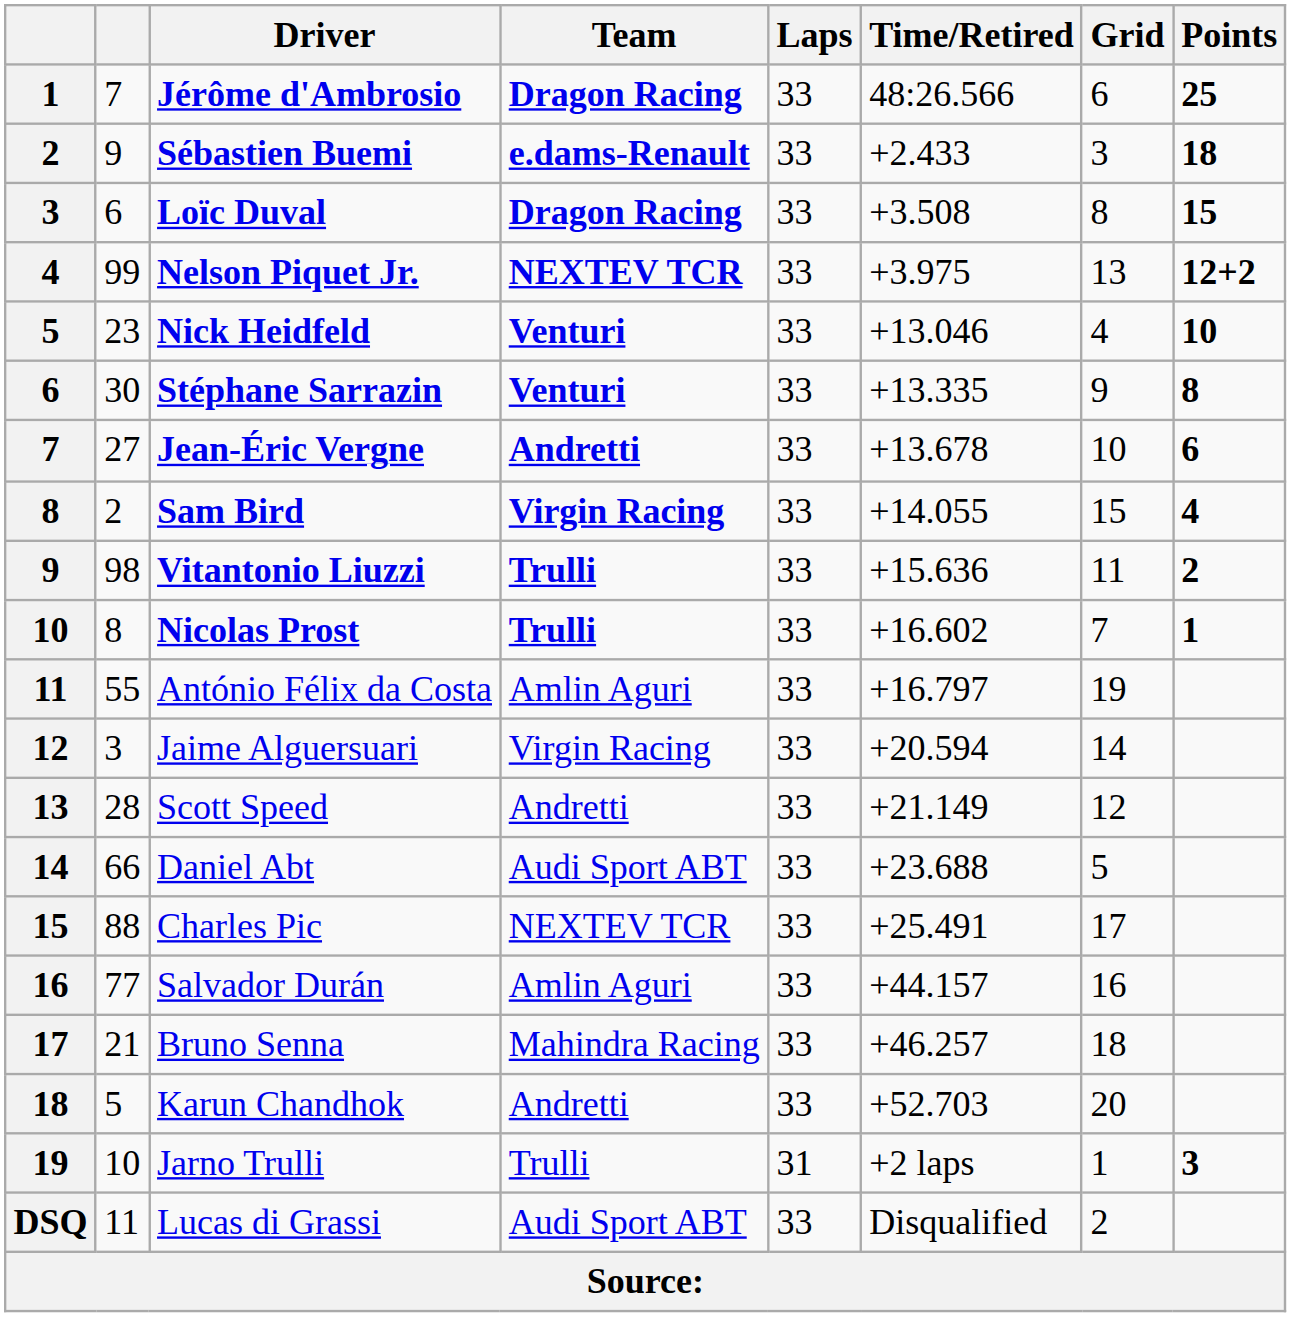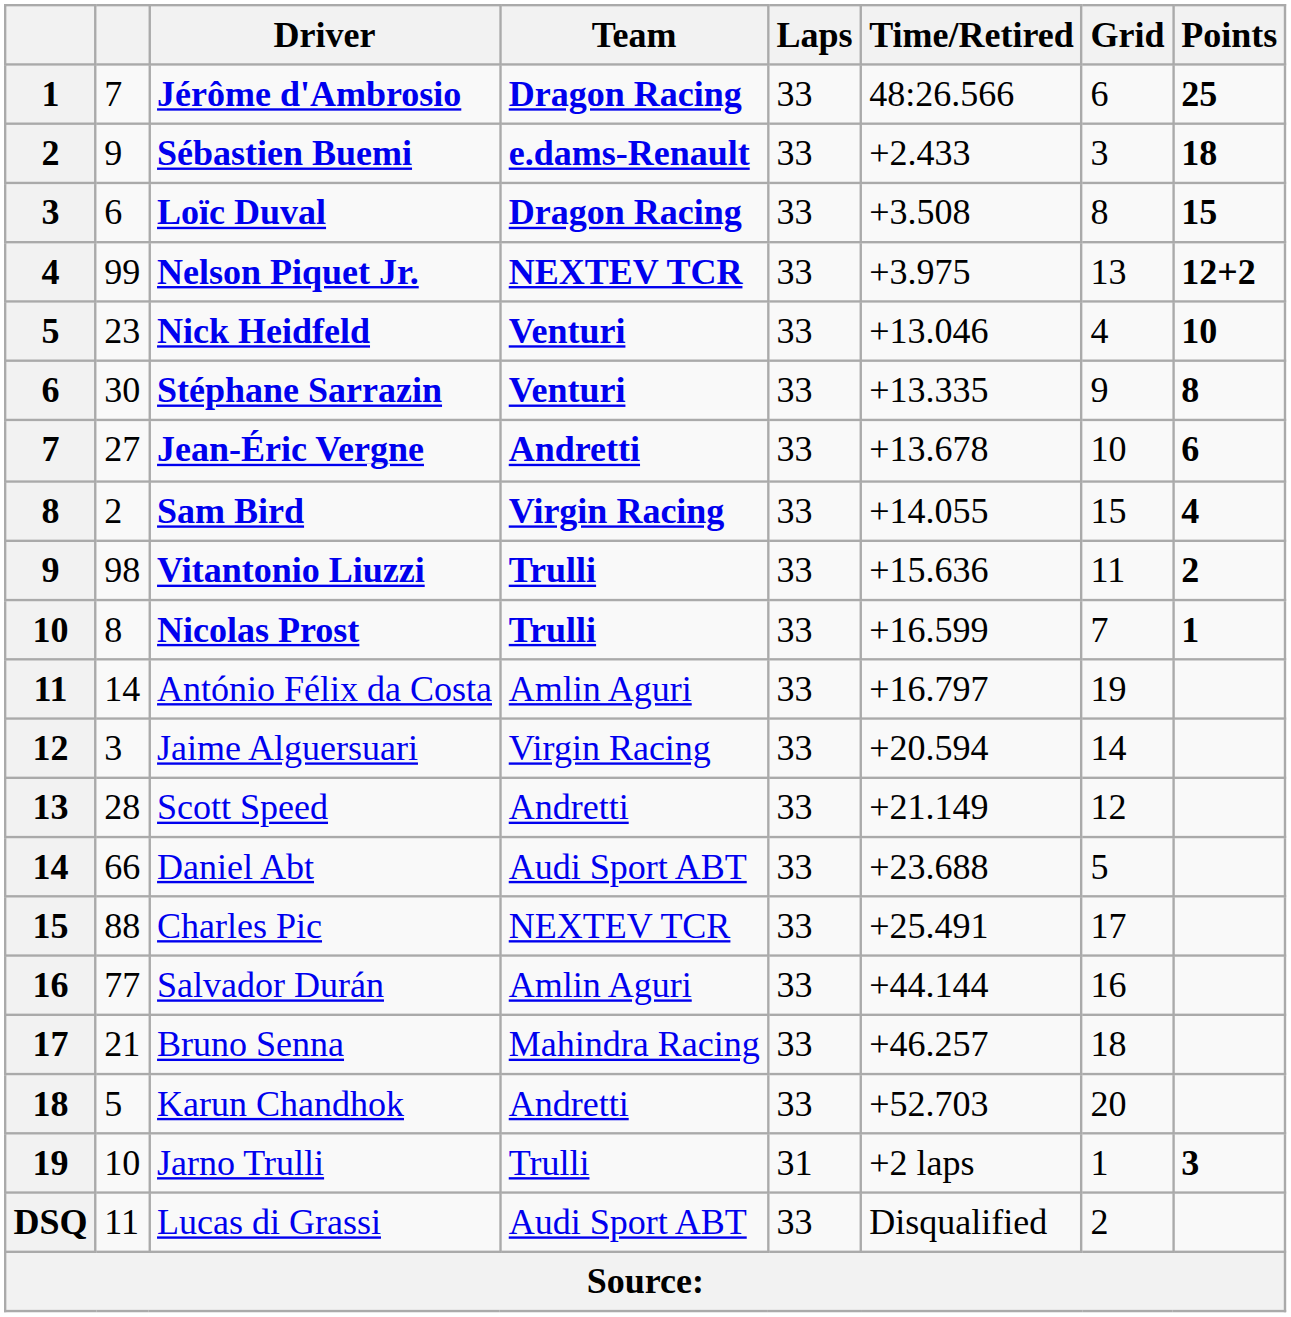(929, 628) +16.602 -> (929, 628) +16.599
(122, 687) 55 -> (122, 687) 14
(929, 984) +44.157 -> (929, 984) +44.144
